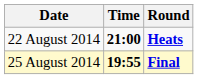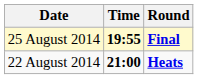rows swapped: (54, 39) <-> (54, 62)
